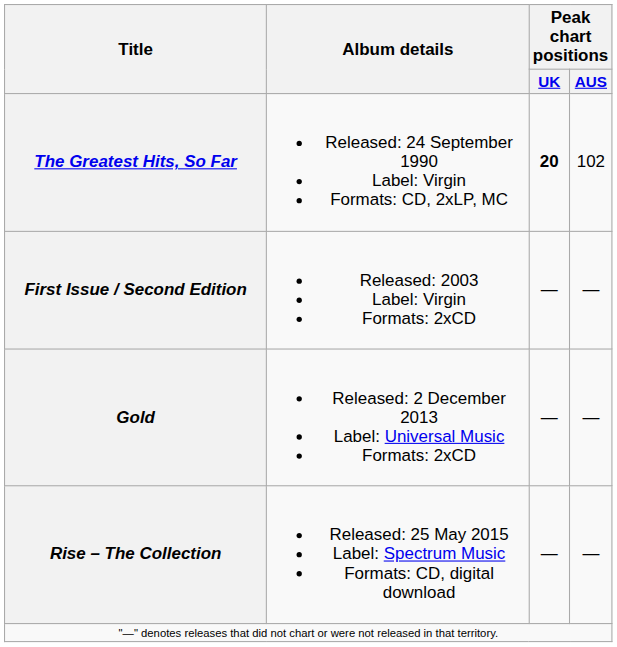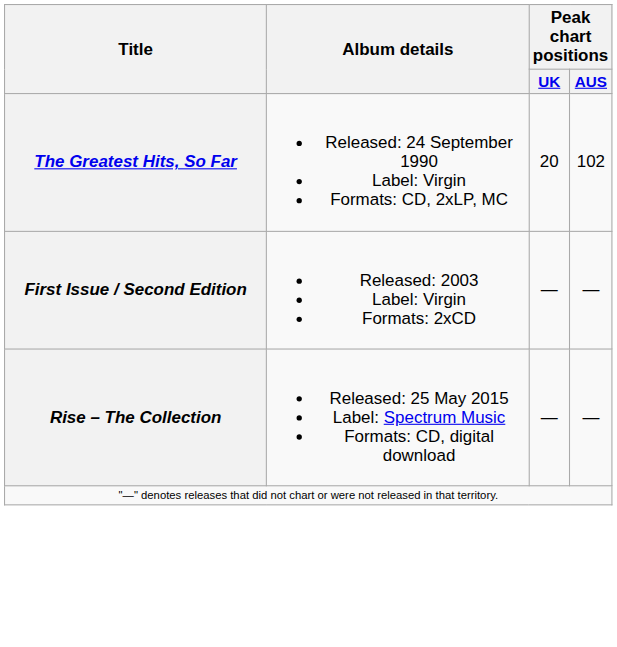(549, 162) bold -> (549, 162) normal
- row: (136, 417)
